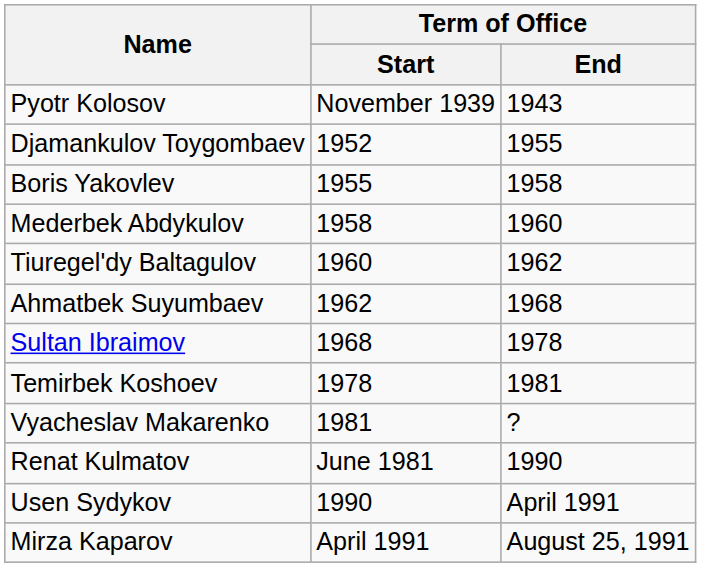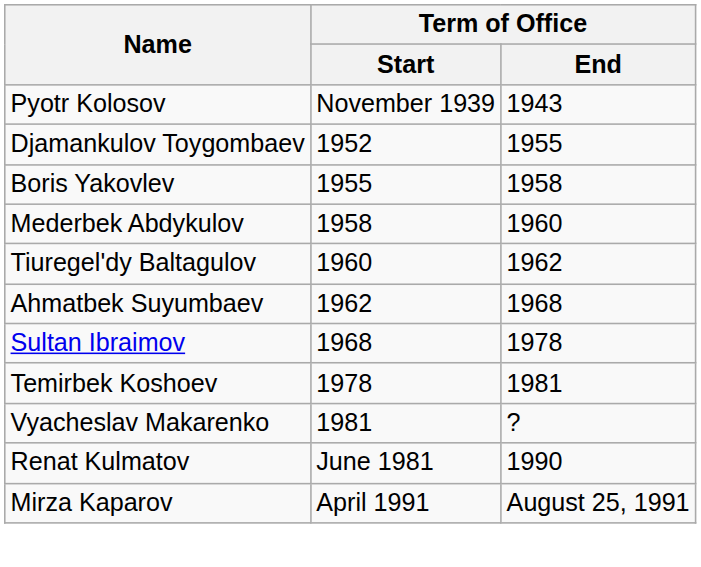- row: (91, 502)
